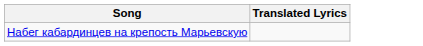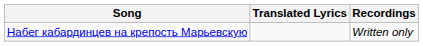+ column: (384, 13)
